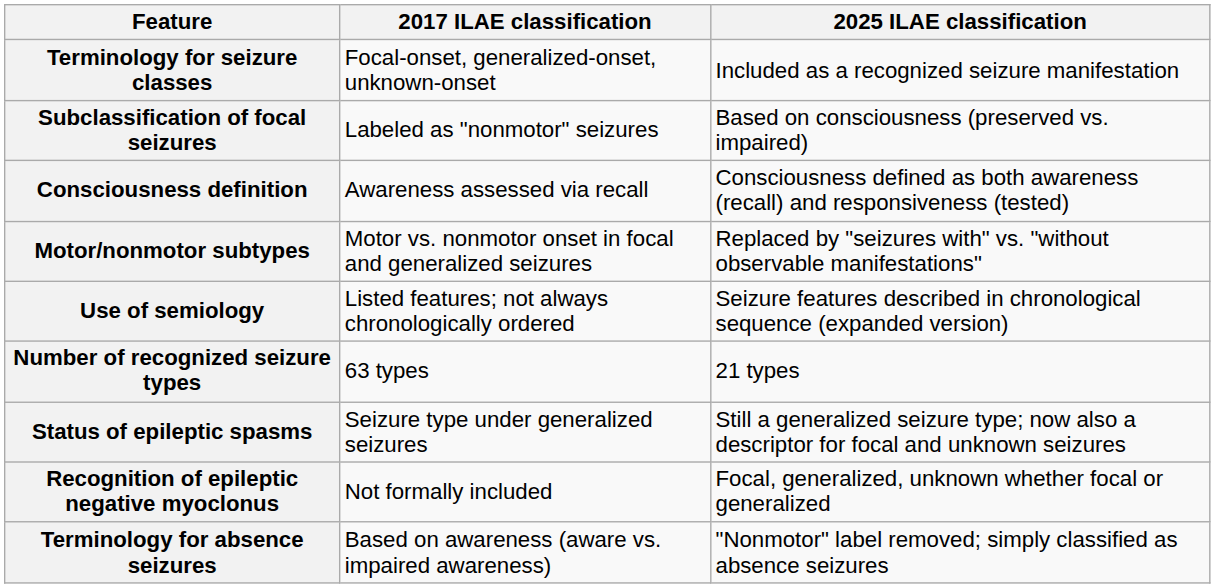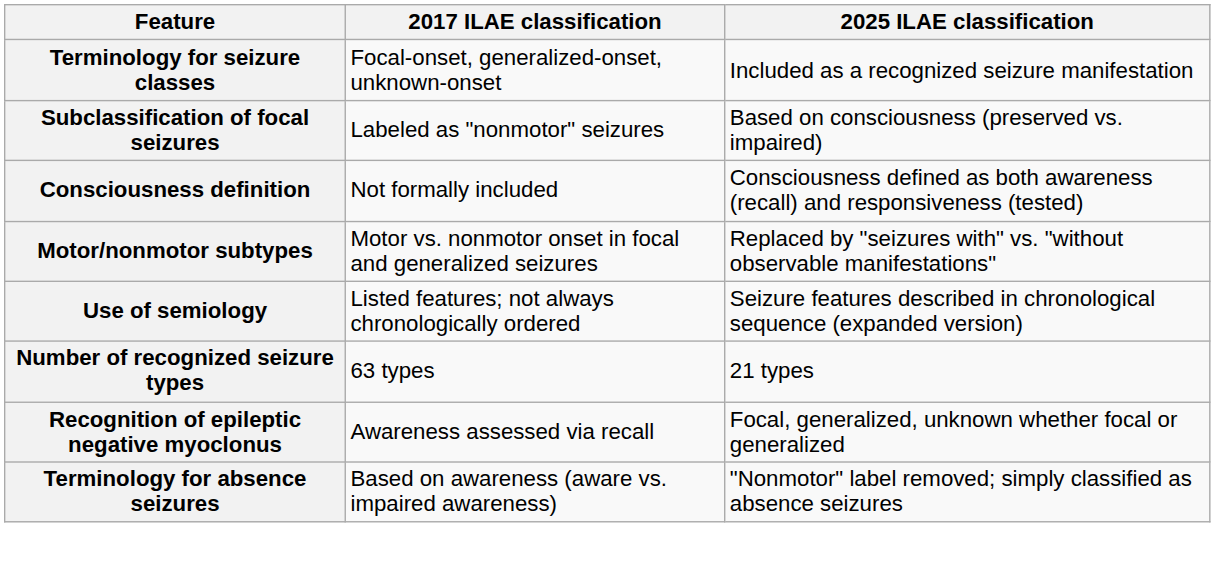(497, 190) Awareness assessed via recall -> (454, 190) Not formally included
- row: (172, 431)
(449, 491) Not formally included -> (502, 431) Awareness assessed via recall
